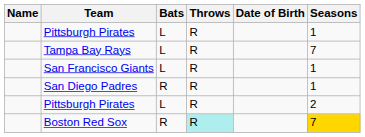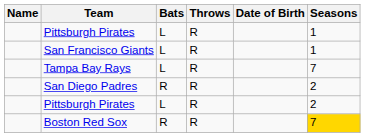rows swapped: (87, 50) <-> (99, 68)
(313, 86) 1 -> (313, 86) 2
(194, 123) paleturquoise background -> (194, 123) no background
